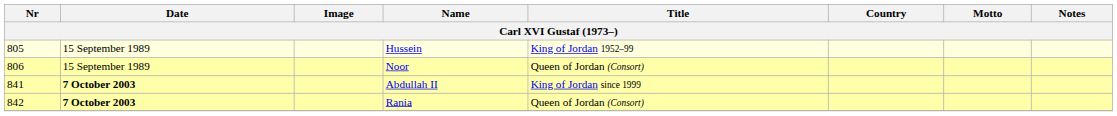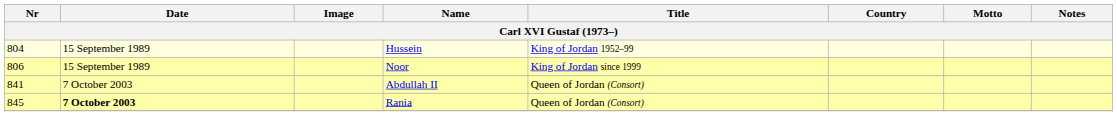(15, 48) 805 -> (15, 48) 804
(587, 66) Queen of Jordan (Consort) -> (586, 66) King of Jordan since 1999
(99, 84) bold -> (98, 84) normal
(586, 84) King of Jordan since 1999 -> (587, 84) Queen of Jordan (Consort)
(15, 102) 842 -> (15, 102) 845
